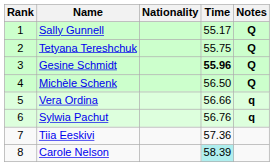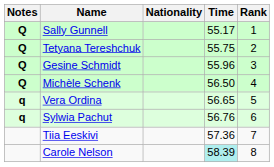columns swapped: (20, 13) <-> (252, 13)
(217, 65) bold -> (221, 65) normal
(217, 100) 56.66 -> (221, 100) 56.65
